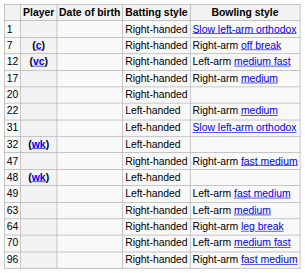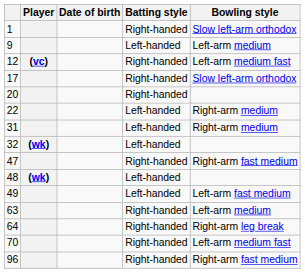- row: (10, 45)
+ row: (10, 45)
(235, 78) Right-arm medium -> (244, 78) Slow left-arm orthodox
(244, 128) Slow left-arm orthodox -> (235, 128) Right-arm medium
